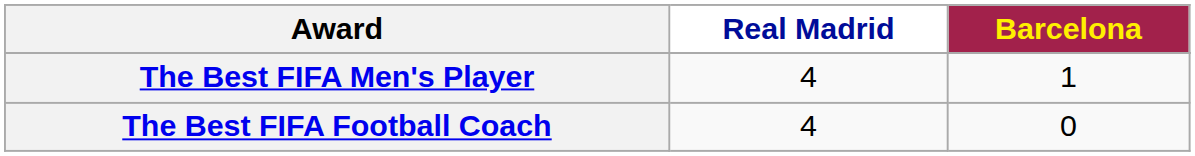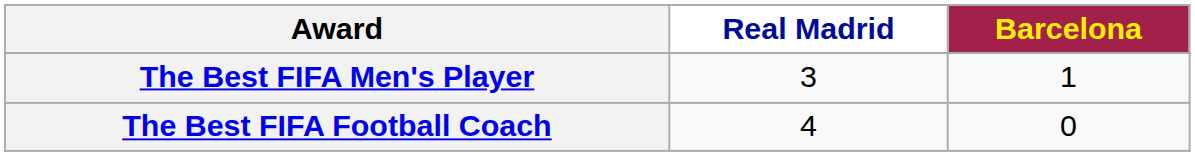(809, 77) 4 -> (809, 77) 3
